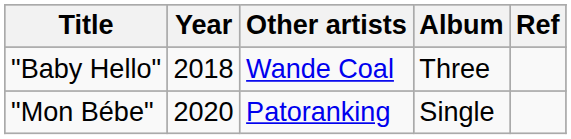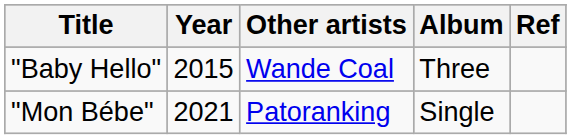(204, 68) 2018 -> (204, 68) 2015
(204, 111) 2020 -> (204, 111) 2021
